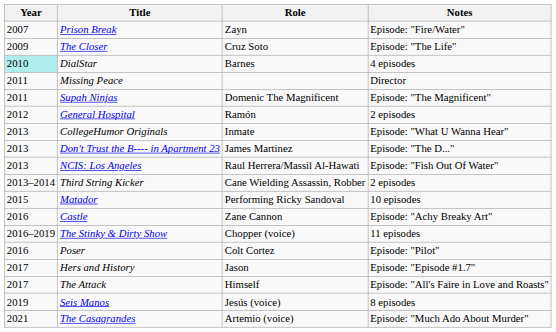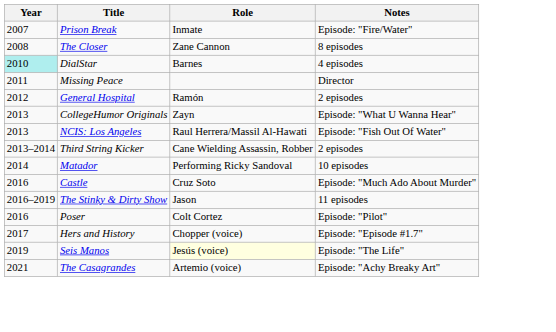(236, 30) Zayn -> (187, 30) Inmate
(18, 47) 2009 -> (18, 47) 2008
(246, 47) Cruz Soto -> (201, 47) Zane Cannon
(413, 47) Episode: "The Life" -> (340, 47) 8 episodes
- row: (89, 98)
(240, 132) Inmate -> (183, 115) Zayn
- row: (140, 149)
(18, 200) 2015 -> (18, 166) 2014
(254, 217) Zane Cannon -> (194, 183) Cruz Soto
(431, 217) Episode: "Achy Breaky Art" -> (397, 183) Episode: "Much Ado About Murder"
(260, 234) Chopper (voice) -> (184, 200) Jason
(237, 268) Jason -> (207, 234) Chopper (voice)
- row: (83, 285)
(253, 302) no background -> (200, 251) lightyellow background
(393, 302) 8 episodes -> (361, 251) Episode: "The Life"
(449, 319) Episode: "Much Ado About Murder" -> (379, 268) Episode: "Achy Breaky Art"
